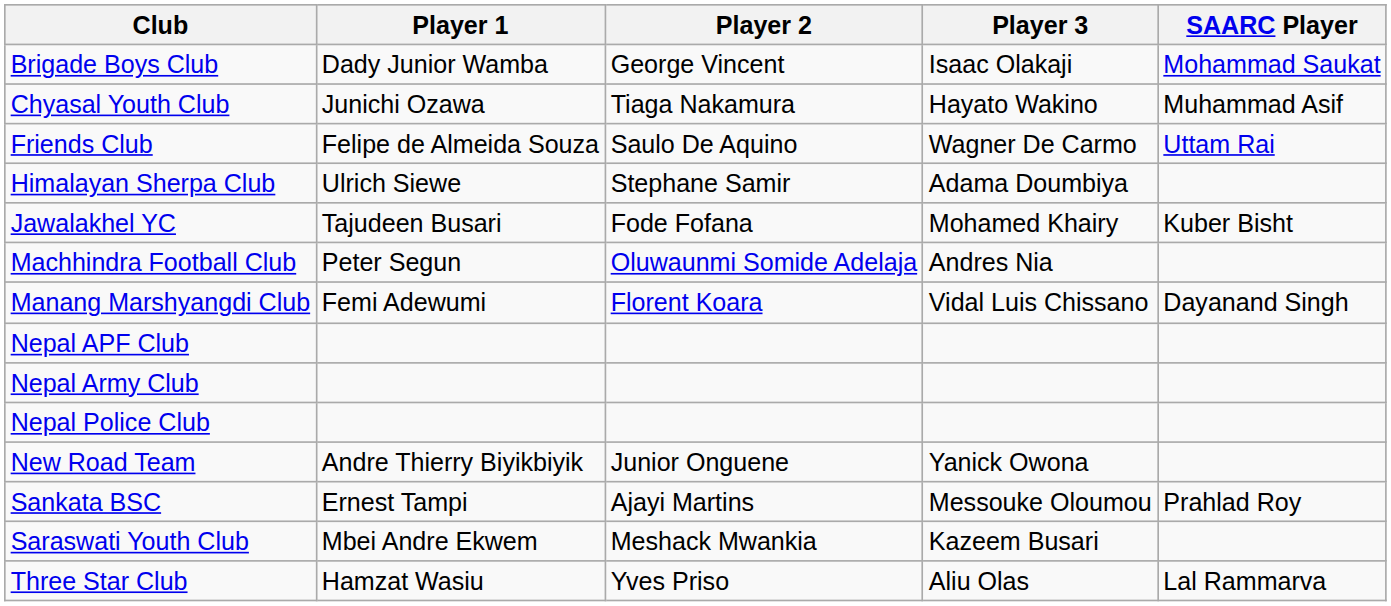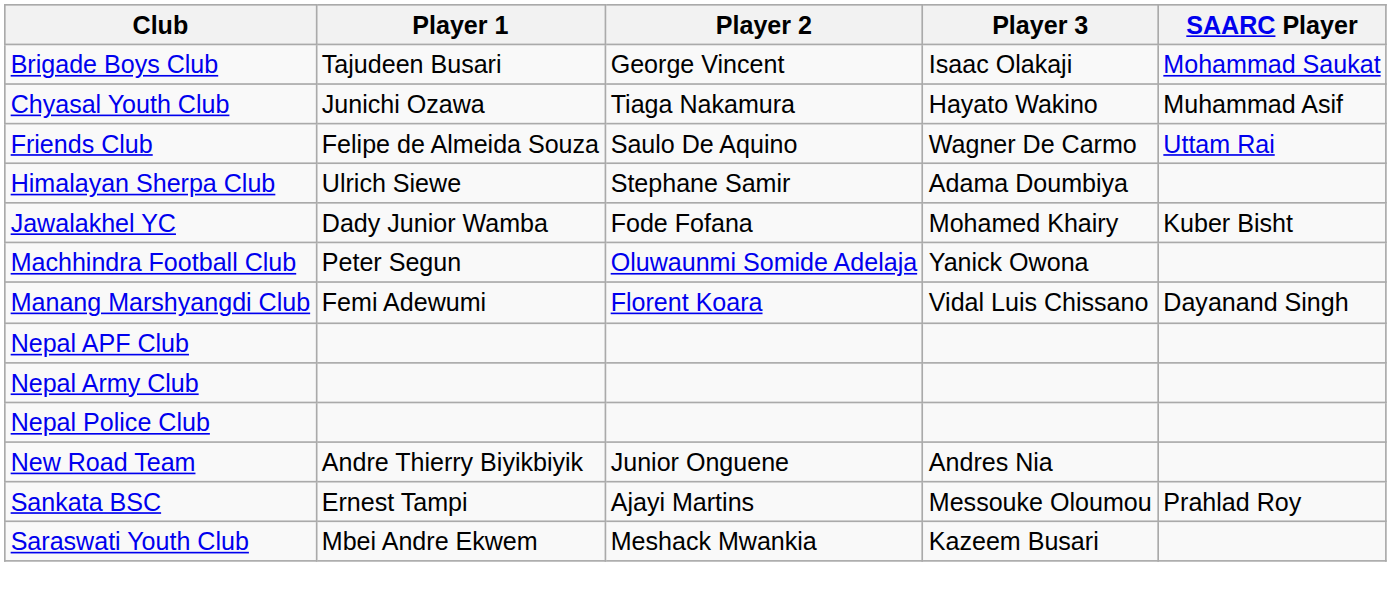(435, 65) Dady Junior Wamba -> (412, 65) Tajudeen Busari
(412, 223) Tajudeen Busari -> (435, 223) Dady Junior Wamba
(991, 263) Andres Nia -> (1009, 263) Yanick Owona
(1009, 462) Yanick Owona -> (991, 462) Andres Nia
- row: (99, 581)
